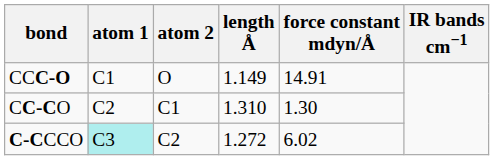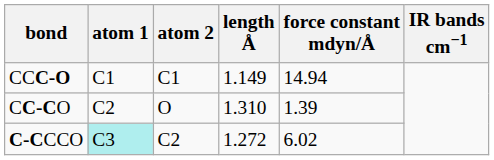(165, 77) O -> (169, 77) C1
(305, 77) 14.91 -> (305, 77) 14.94
(169, 108) C1 -> (165, 108) O
(300, 108) 1.30 -> (300, 108) 1.39
